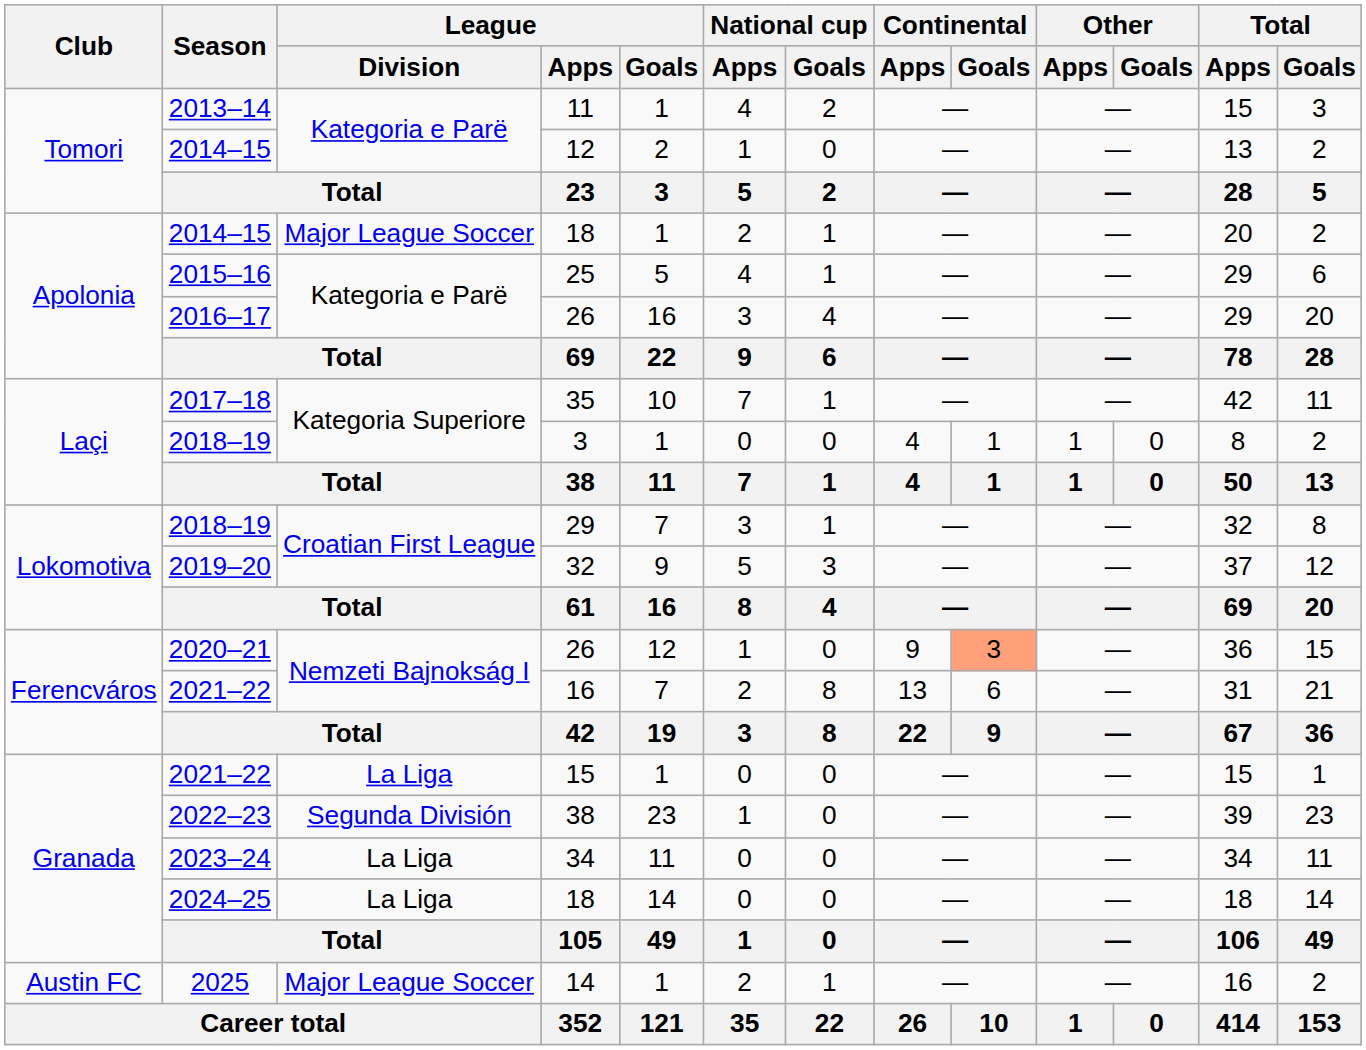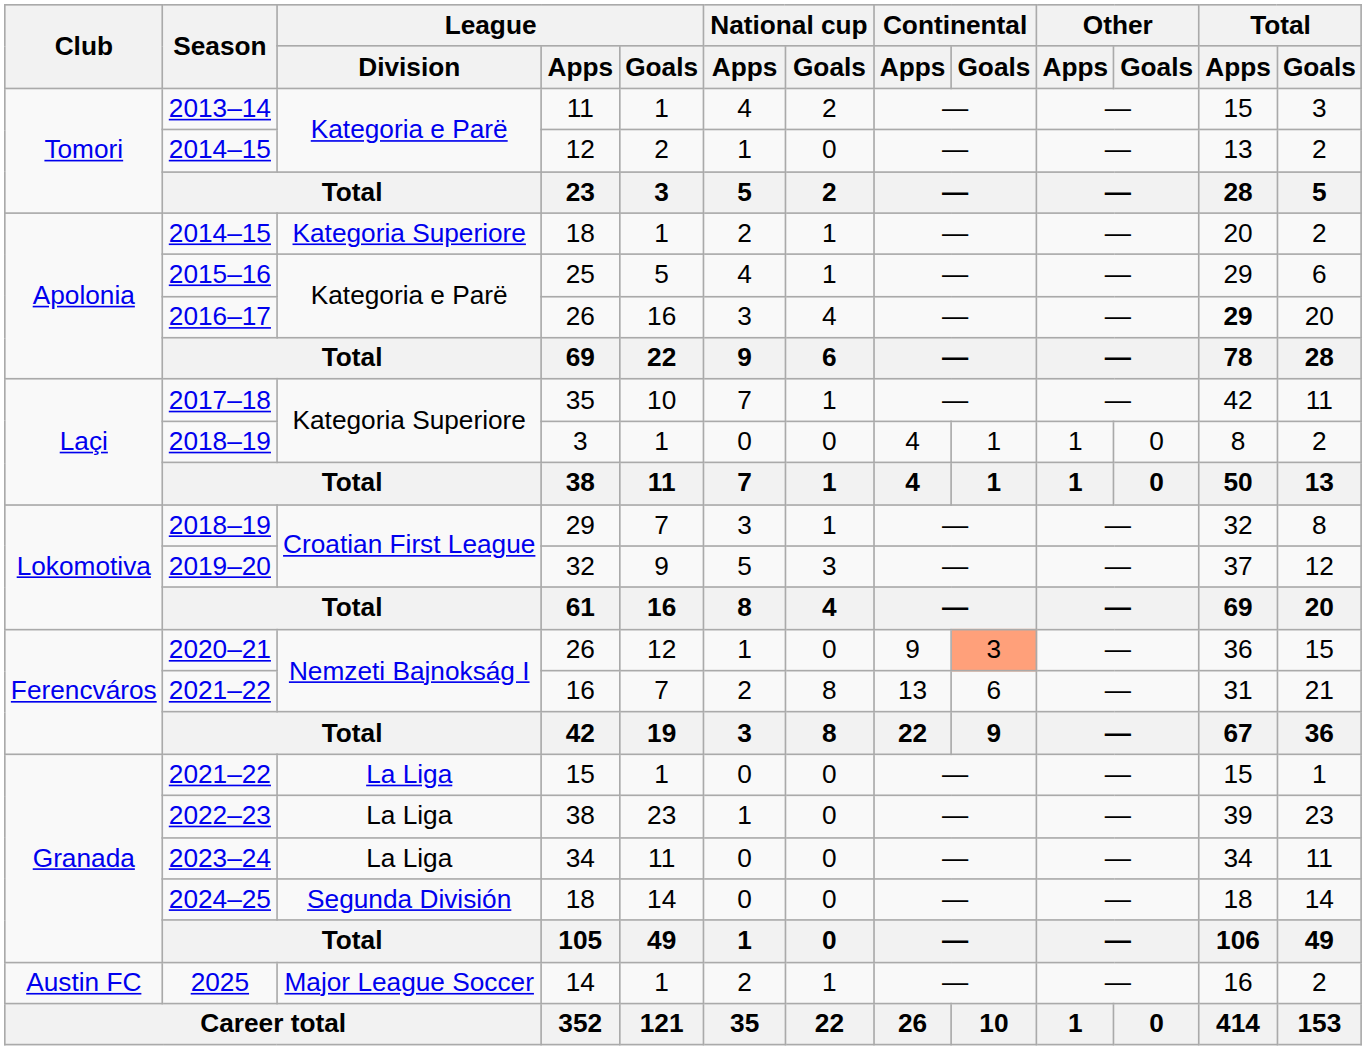(409, 233) Major League Soccer -> (409, 233) Kategoria Superiore
(1238, 316) normal -> (1238, 316) bold
(409, 815) Segunda División -> (409, 815) La Liga
(409, 899) La Liga -> (409, 899) Segunda División
